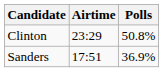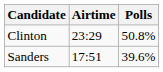(139, 56) 36.9% -> (139, 56) 39.6%
